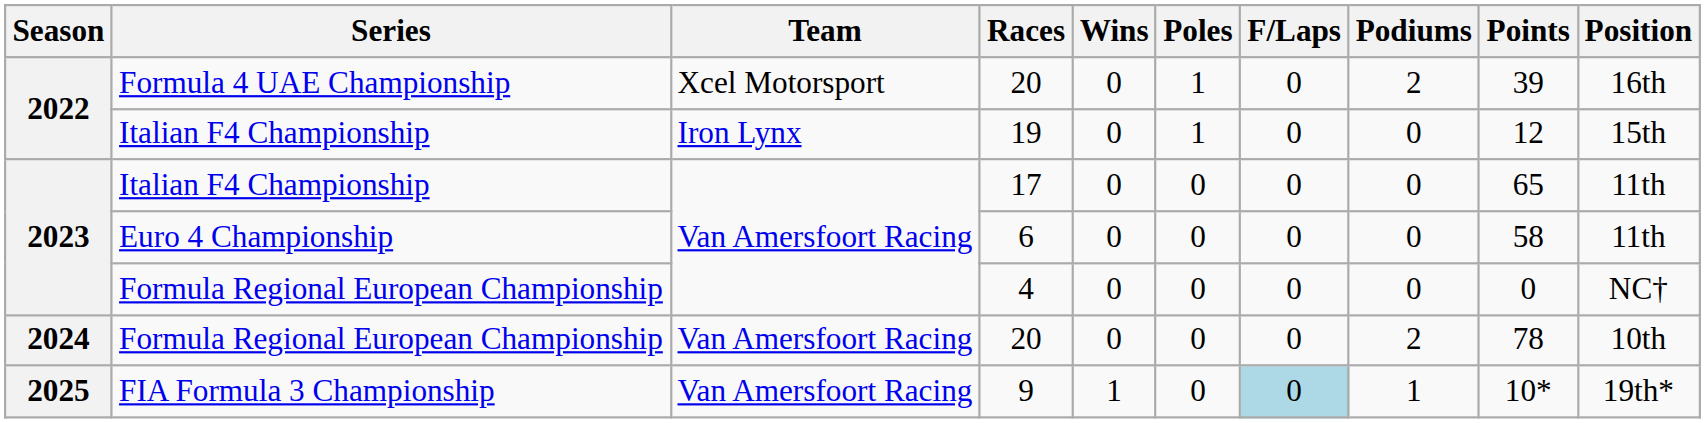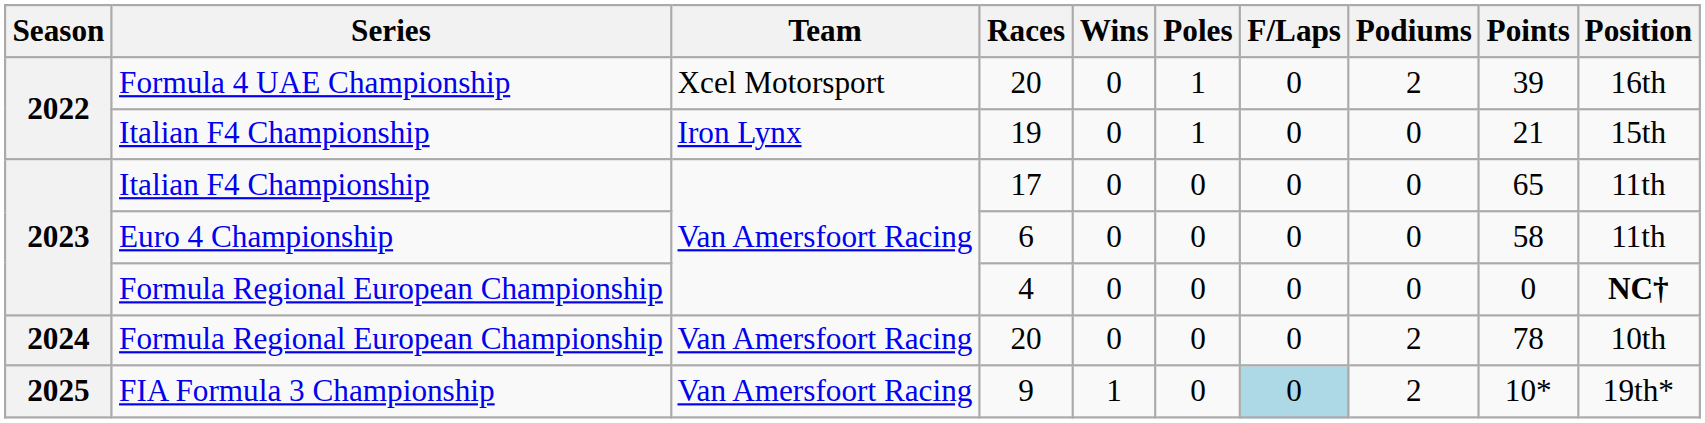(1528, 133) 12 -> (1528, 133) 21
(1638, 288) normal -> (1638, 288) bold
(1414, 391) 1 -> (1414, 391) 2
